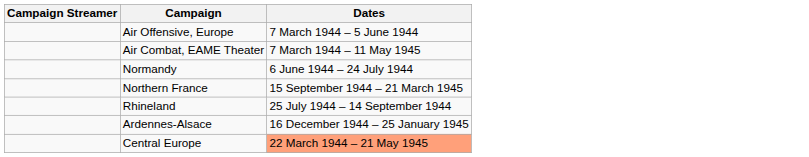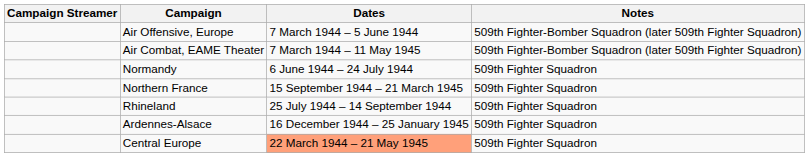+ column: (638, 13)
